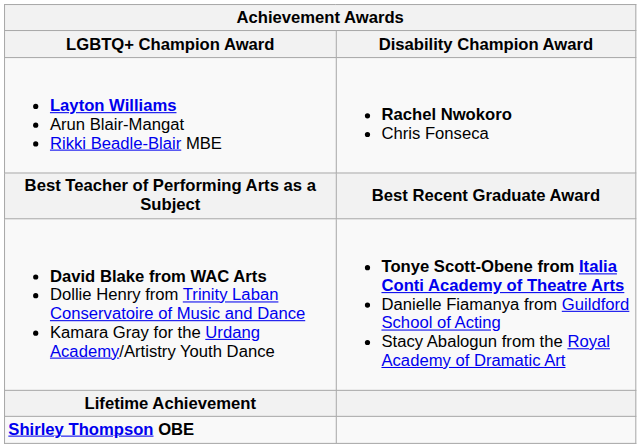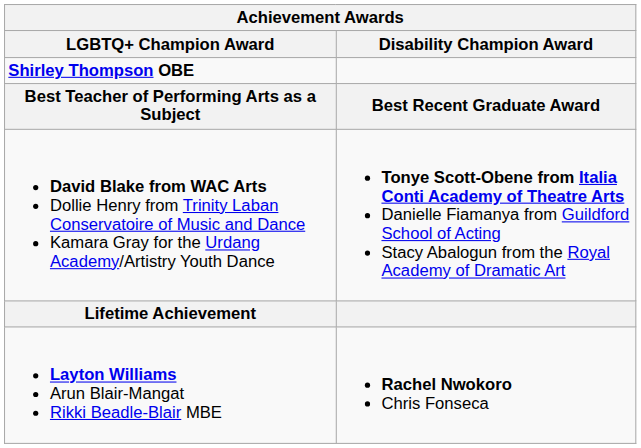rows swapped: (170, 125) <-> (101, 429)
